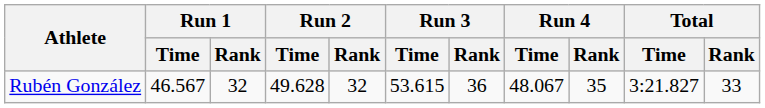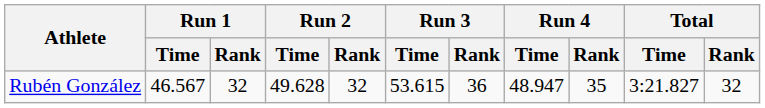(537, 86) 48.067 -> (537, 86) 48.947
(732, 86) 33 -> (732, 86) 32
